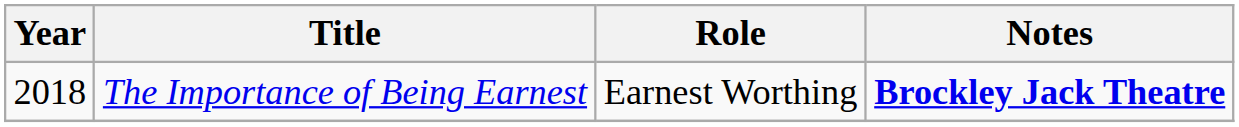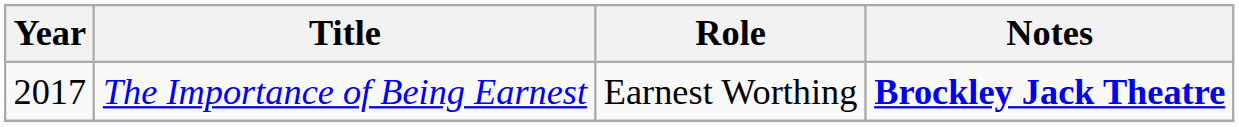(50, 90) 2018 -> (50, 90) 2017
